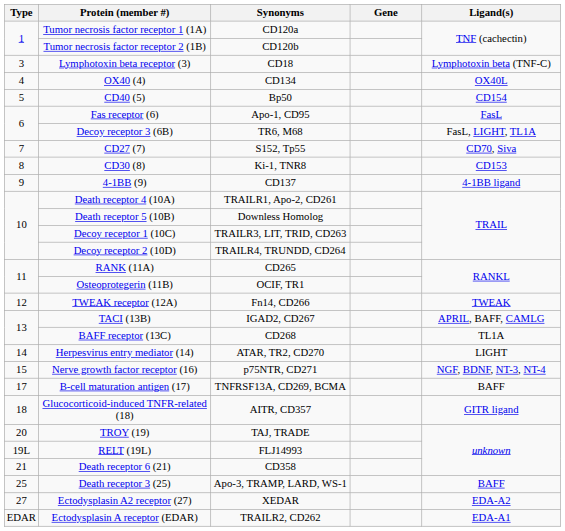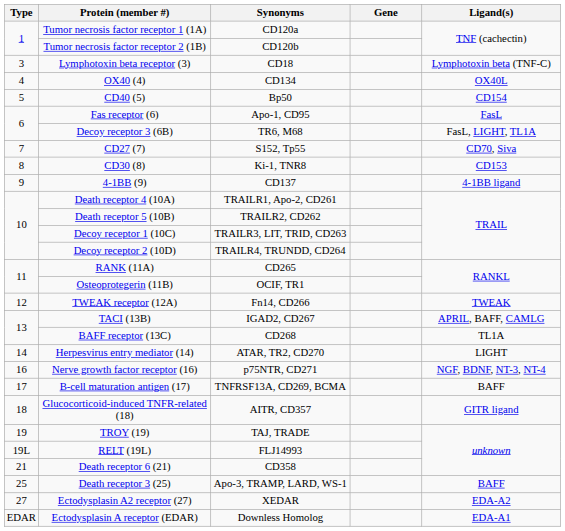(280, 217) Downless Homolog -> (280, 217) TRAILR2, CD262
(21, 370) 15 -> (21, 370) 16
(21, 433) 20 -> (21, 433) 19
(280, 518) TRAILR2, CD262 -> (280, 518) Downless Homolog
